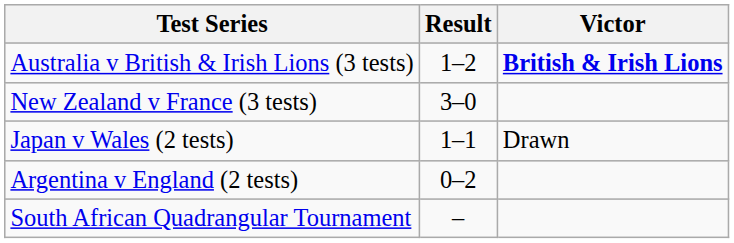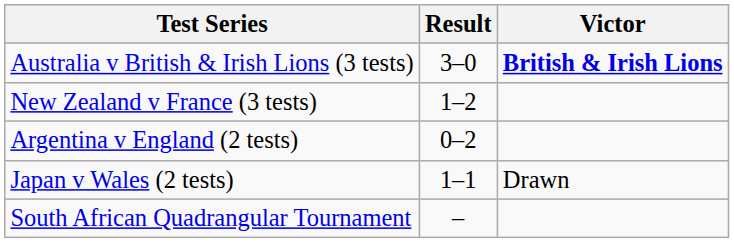(458, 62) 1–2 -> (458, 62) 3–0
(458, 101) 3–0 -> (458, 101) 1–2
rows swapped: (154, 179) <-> (122, 140)
